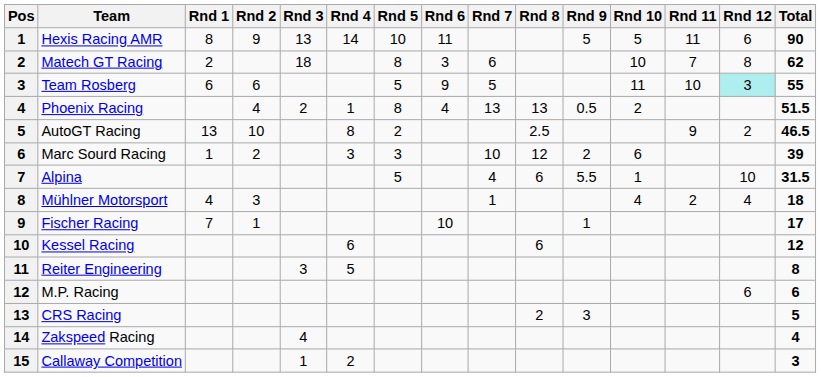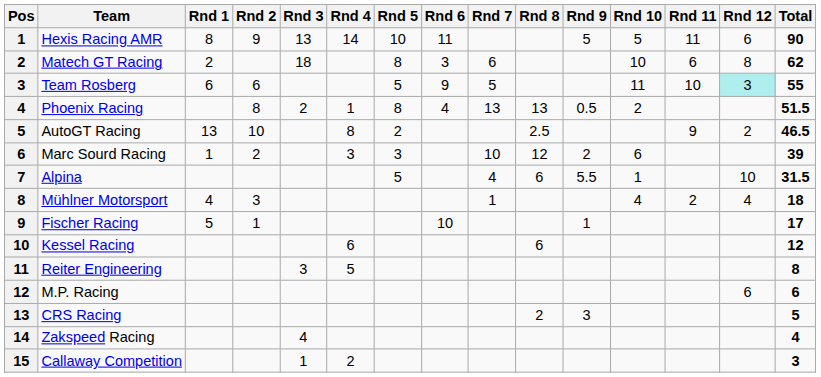(693, 62) 7 -> (693, 62) 6
(256, 108) 4 -> (256, 108) 8
(209, 223) 7 -> (209, 223) 5
